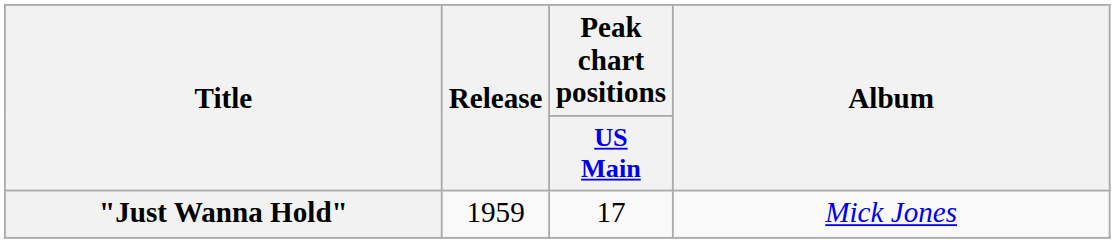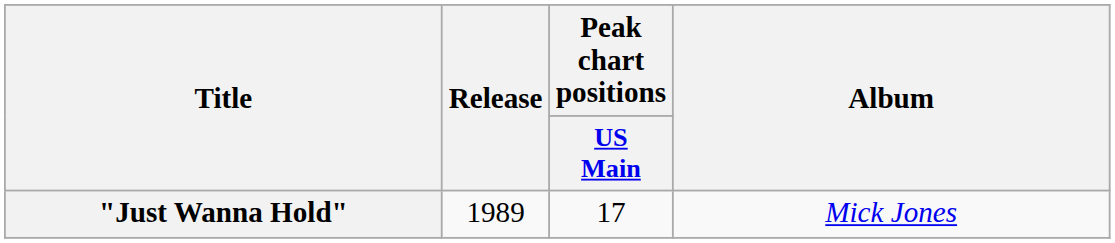(496, 213) 1959 -> (496, 213) 1989
